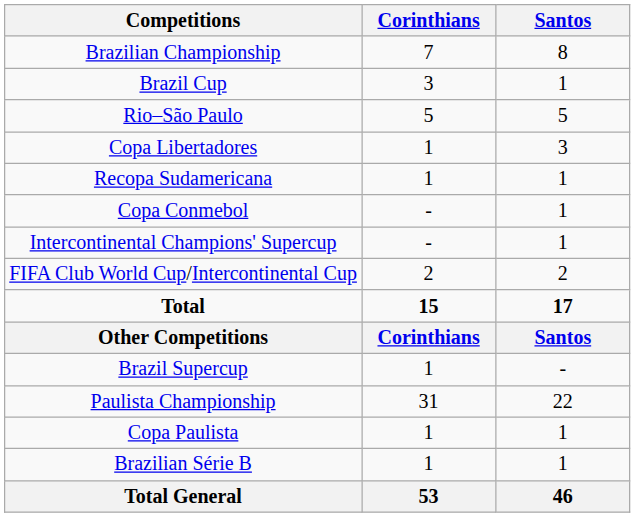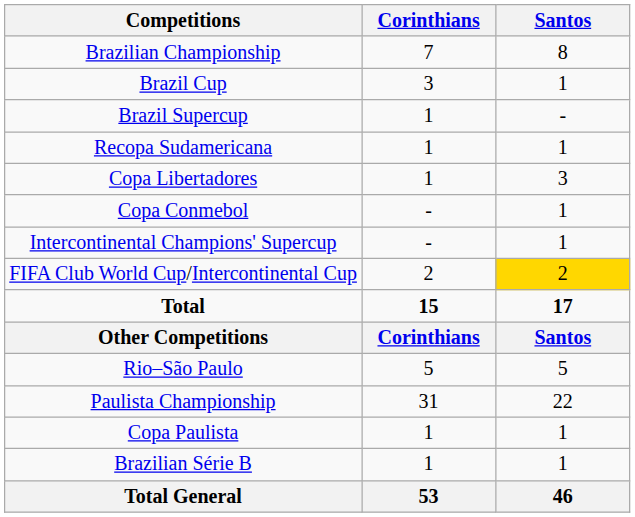rows swapped: (183, 369) <-> (183, 115)
rows swapped: (183, 147) <-> (183, 178)
(563, 274) no background -> (563, 274) gold background
